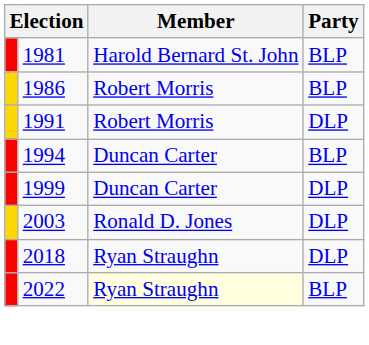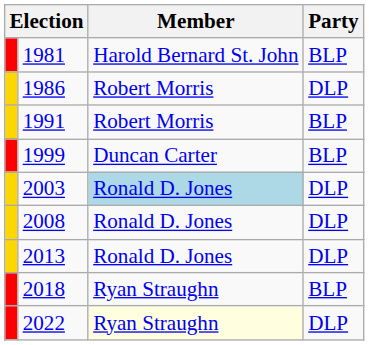(328, 88) BLP -> (328, 88) DLP
(328, 121) DLP -> (328, 121) BLP
- row: (44, 155)
(328, 188) DLP -> (328, 155) BLP
(163, 222) no background -> (163, 188) lightblue background
+ row: (44, 222)
+ row: (44, 255)
(328, 255) DLP -> (328, 289) BLP
(328, 289) BLP -> (328, 322) DLP
